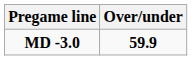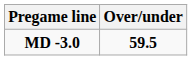(143, 42) 59.9 -> (143, 42) 59.5
